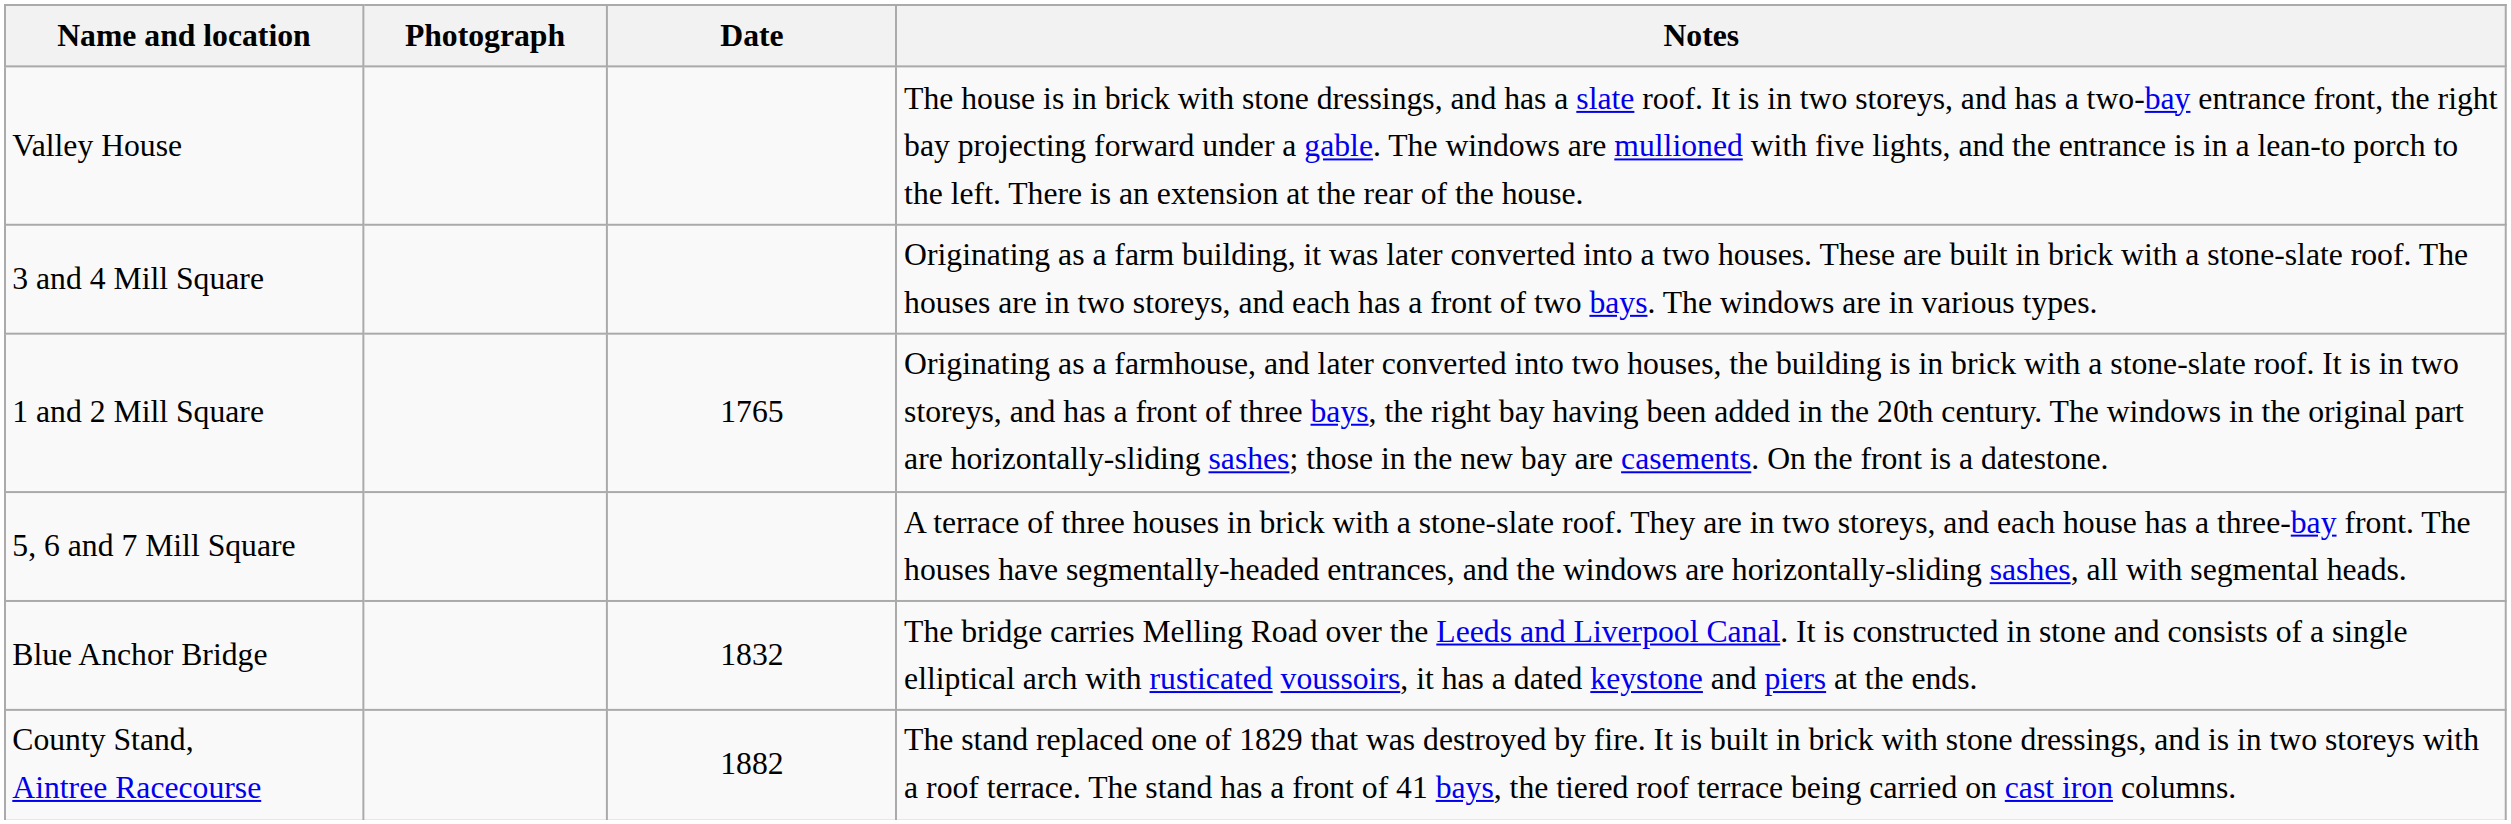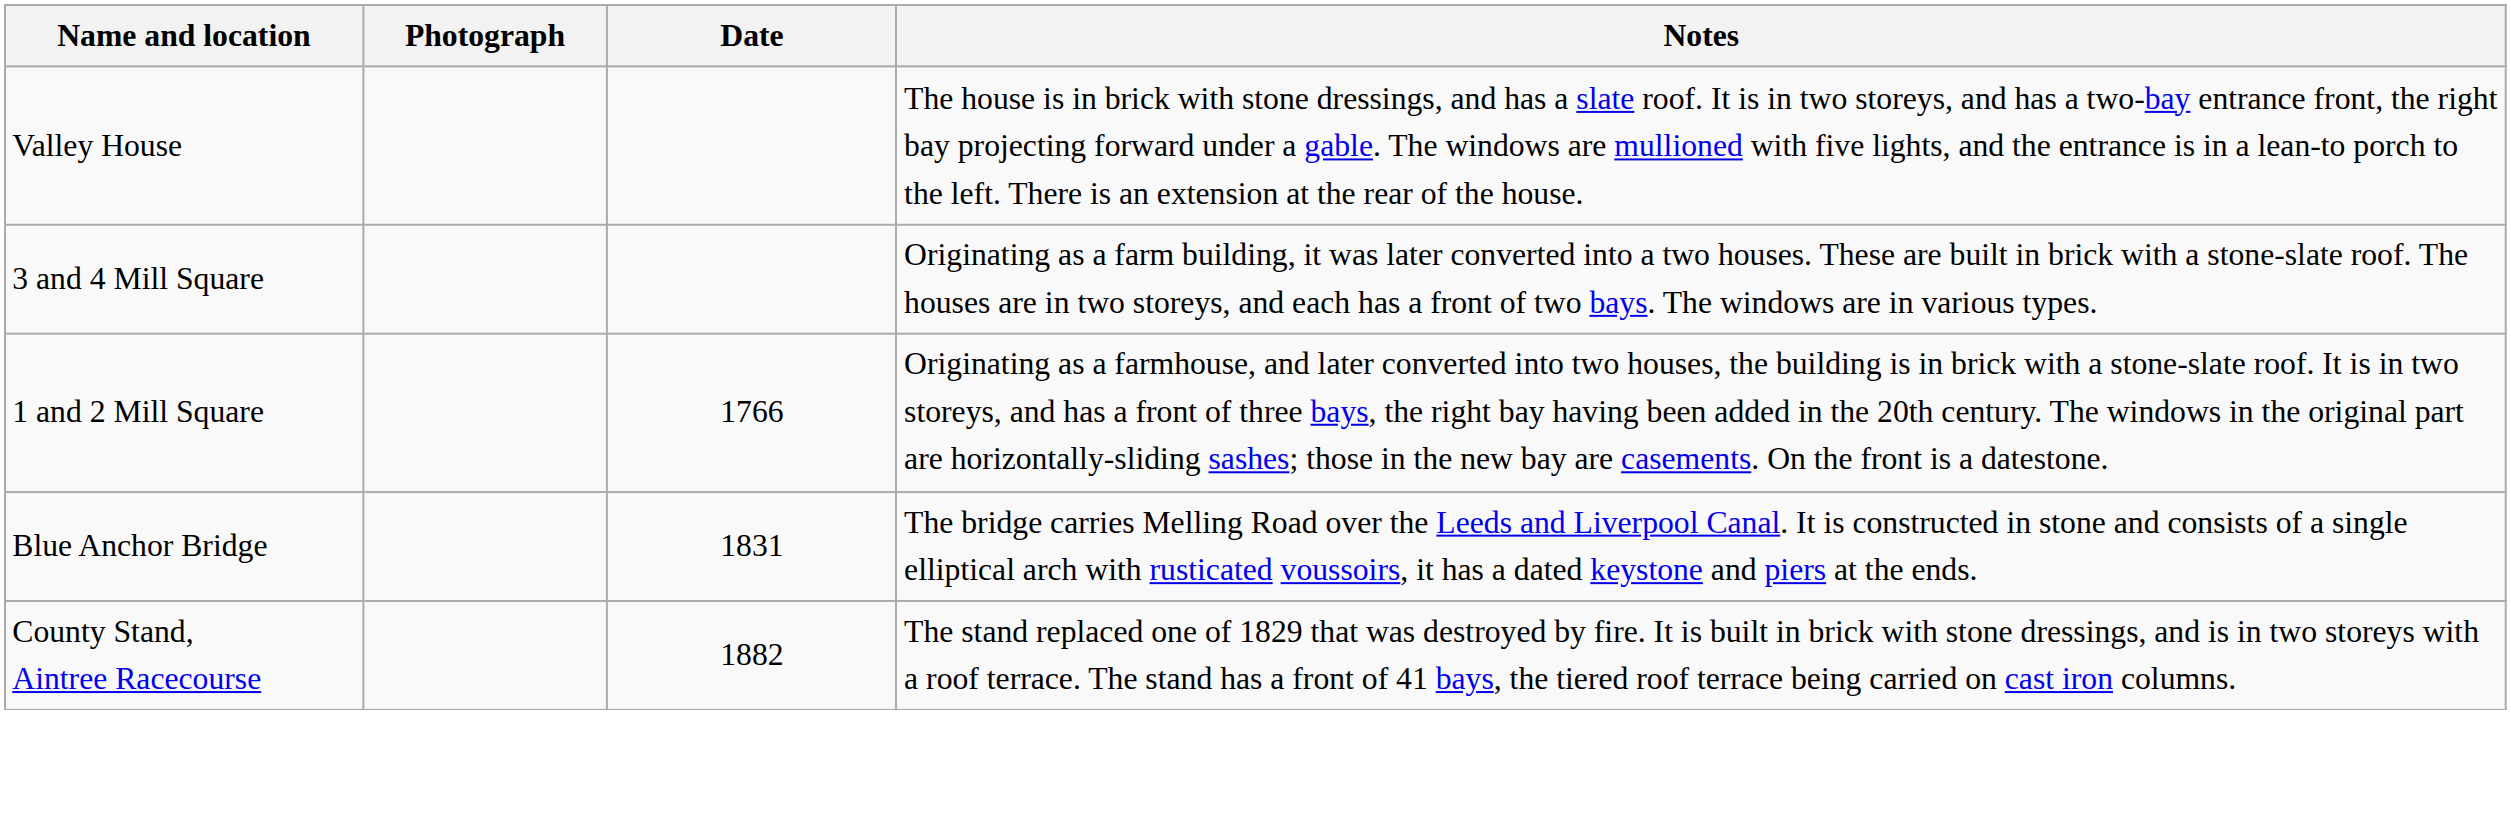(752, 412) 1765 -> (752, 412) 1766
- row: (154, 545)
(752, 655) 1832 -> (752, 545) 1831
